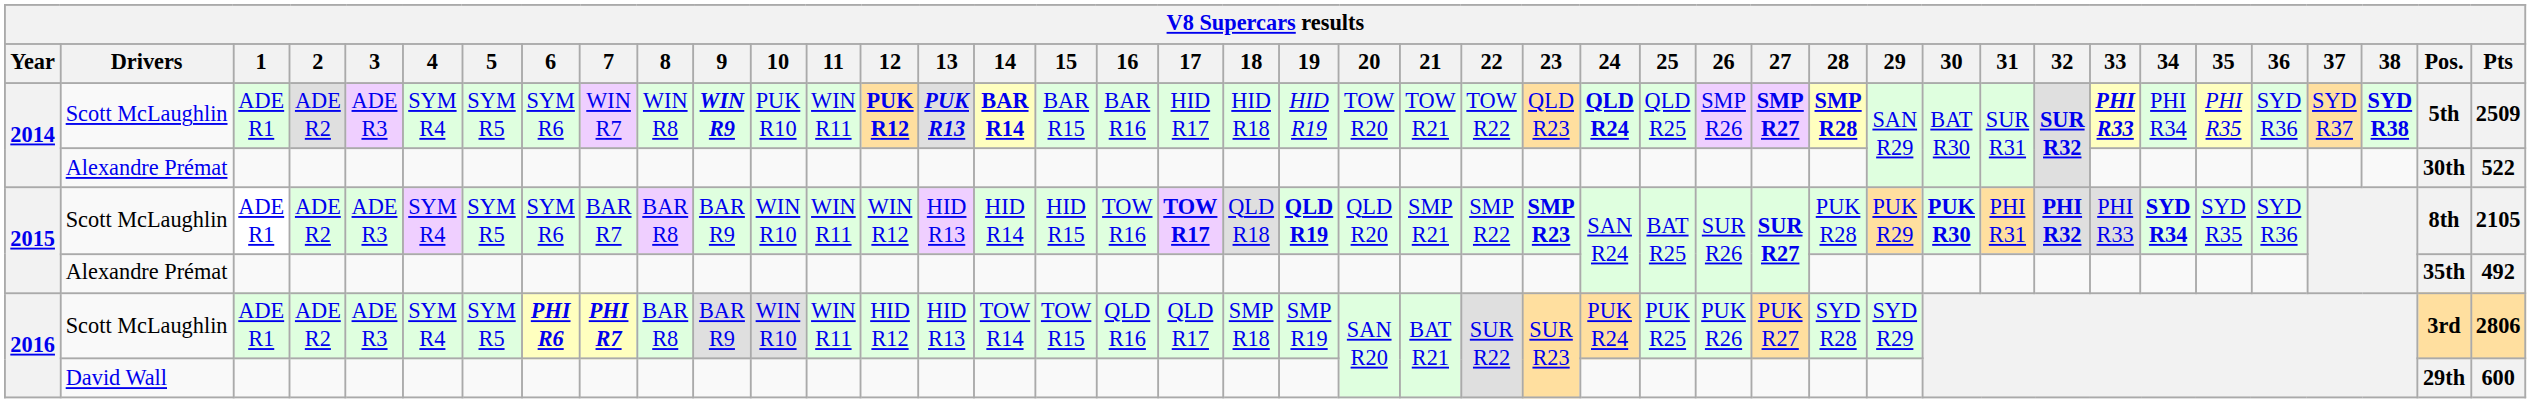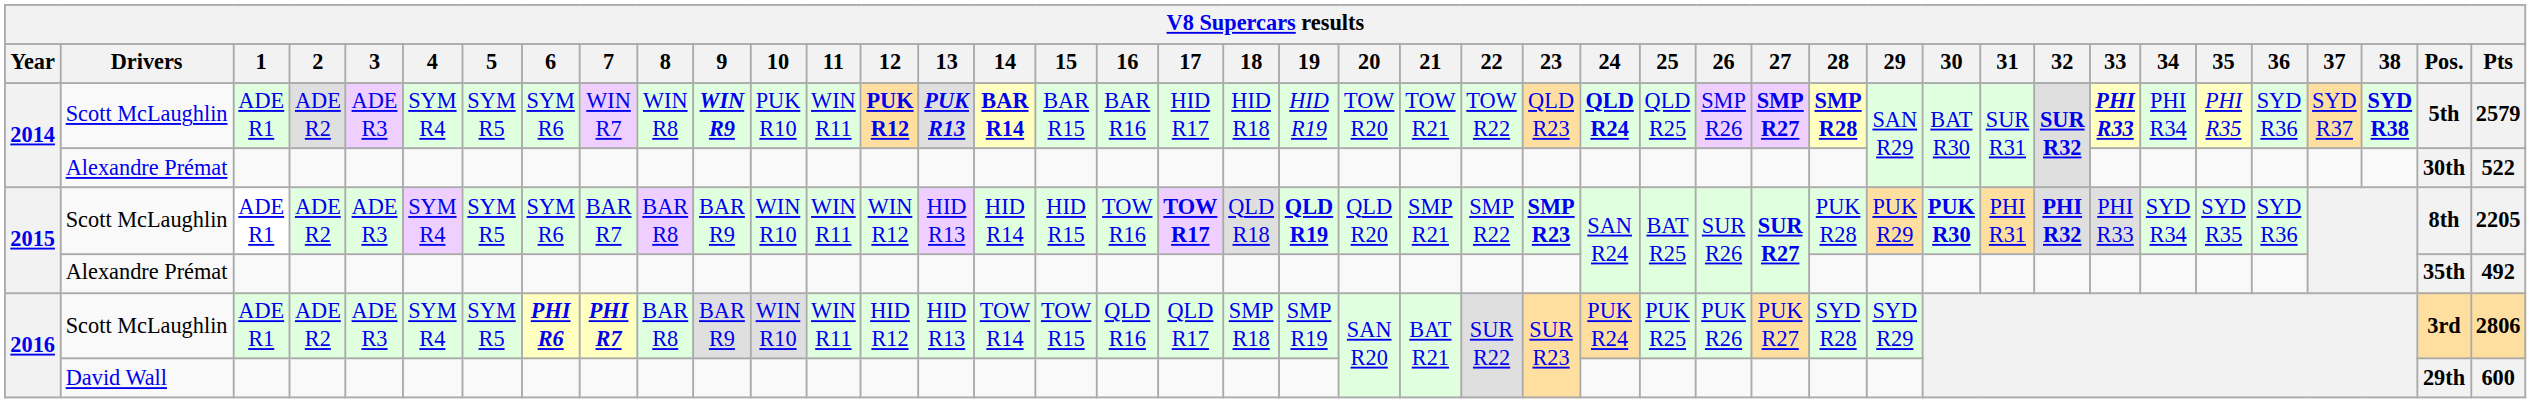(2498, 115) 2509 -> (2498, 115) 2579
(2168, 220) bold -> (2168, 220) normal
(2498, 220) 2105 -> (2498, 220) 2205
